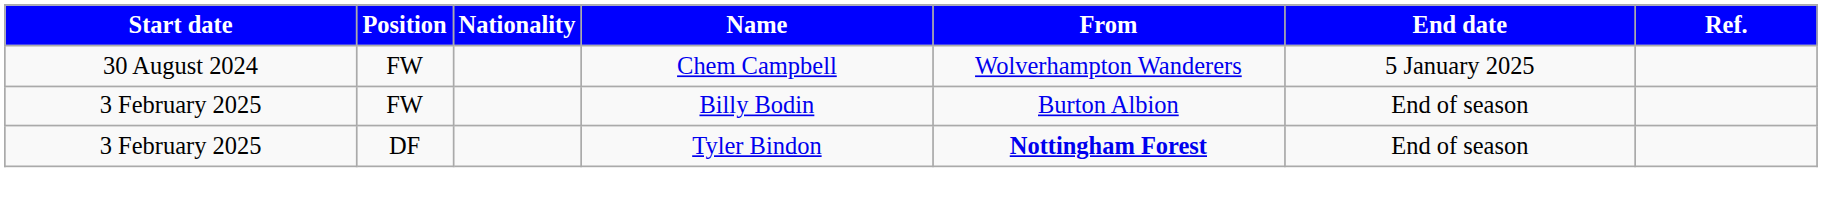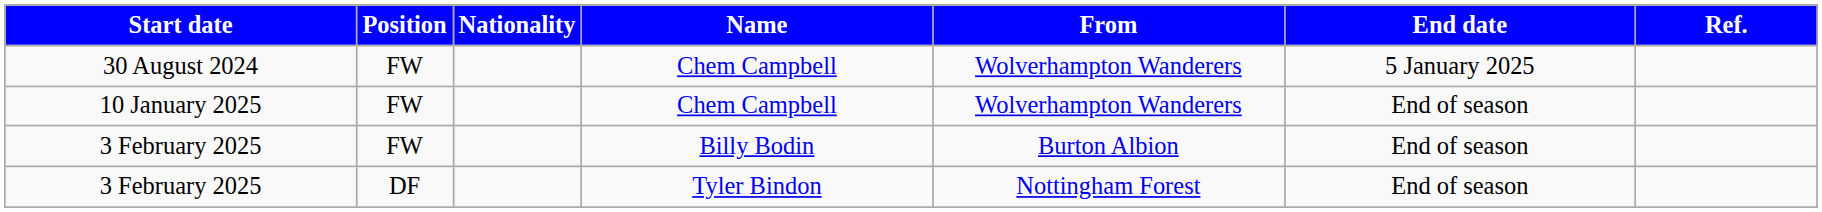+ row: (181, 105)
(1108, 146) bold -> (1108, 186) normal
